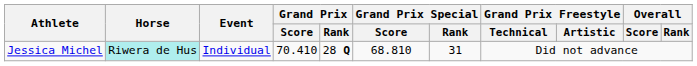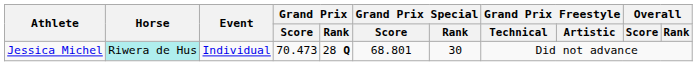(297, 51) 70.410 -> (297, 51) 70.473
(391, 51) 68.810 -> (391, 51) 68.801
(455, 51) 31 -> (455, 51) 30
